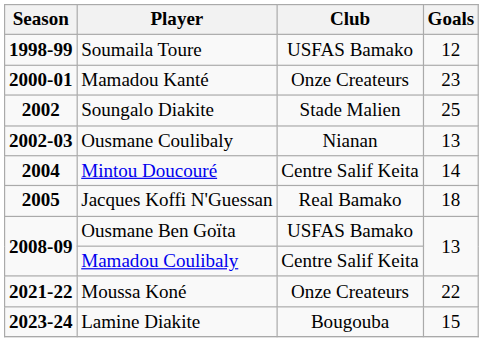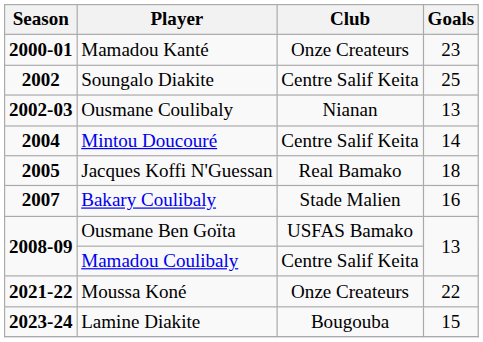- row: (141, 49)
(350, 110) Stade Malien -> (350, 79) Centre Salif Keita
+ row: (149, 200)
